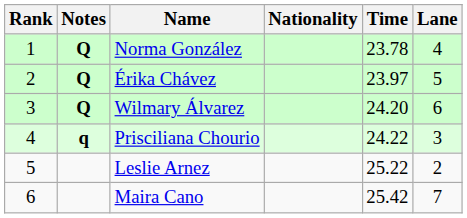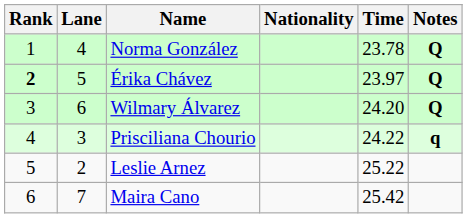columns swapped: (437, 19) <-> (84, 19)
(31, 78) normal -> (31, 78) bold
